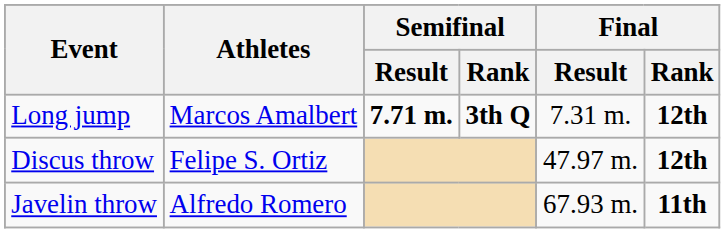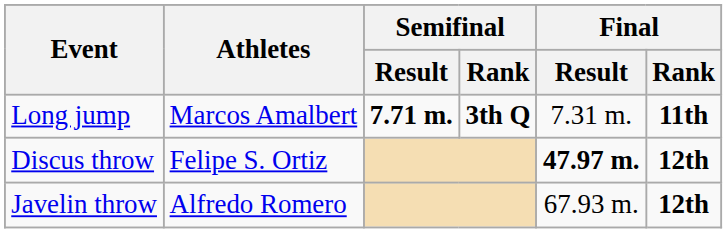(682, 115) 12th -> (684, 115) 11th
(591, 160) normal -> (591, 160) bold
(682, 204) 11th -> (684, 204) 12th
